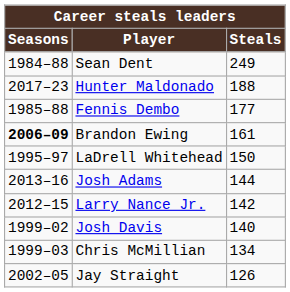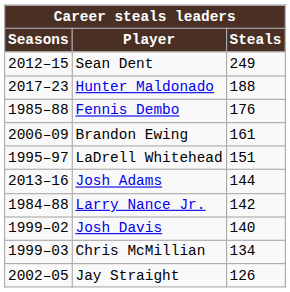(38, 64) 1984–88 -> (38, 64) 2012–15
(243, 111) 177 -> (243, 111) 176
(38, 134) bold -> (38, 134) normal
(243, 158) 150 -> (243, 158) 151
(38, 205) 2012–15 -> (38, 205) 1984–88
